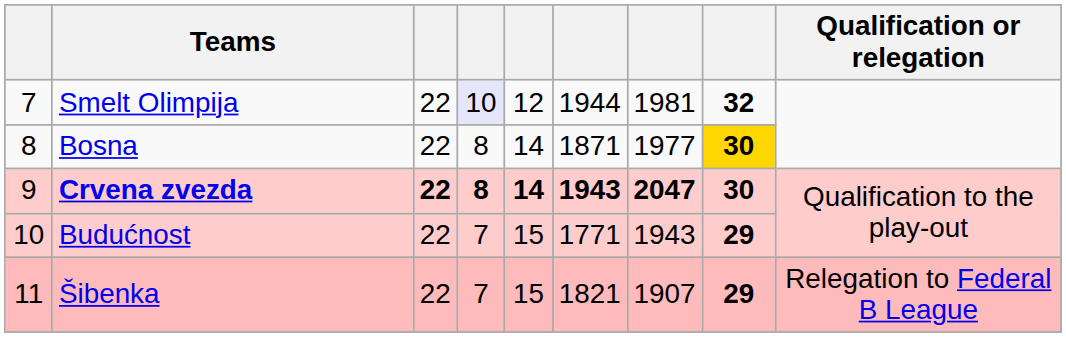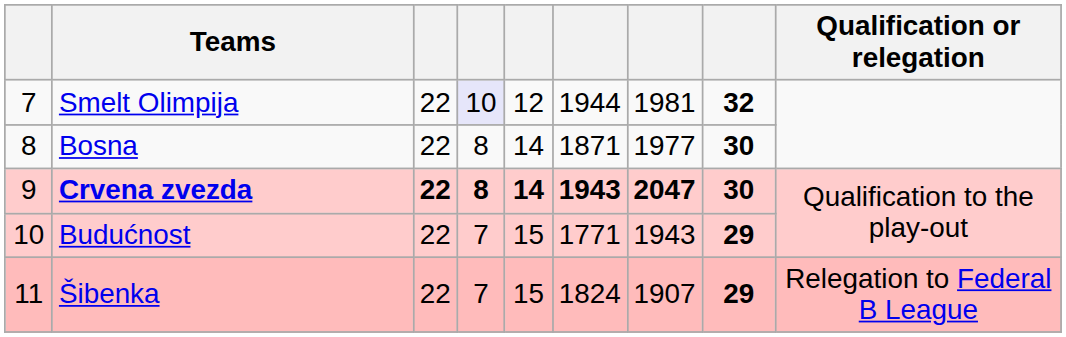(739, 146) gold background -> (739, 146) no background
(590, 294) 1821 -> (590, 294) 1824
